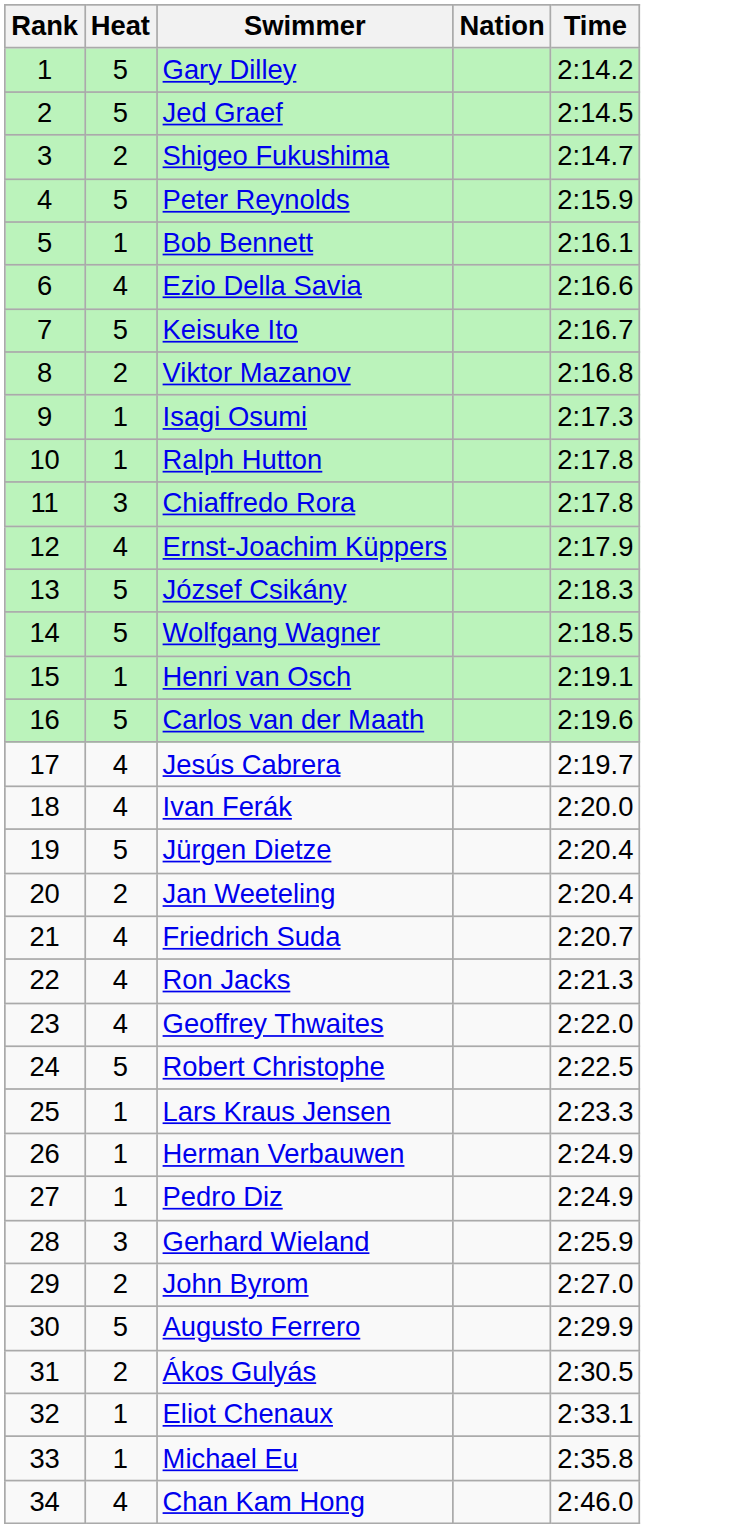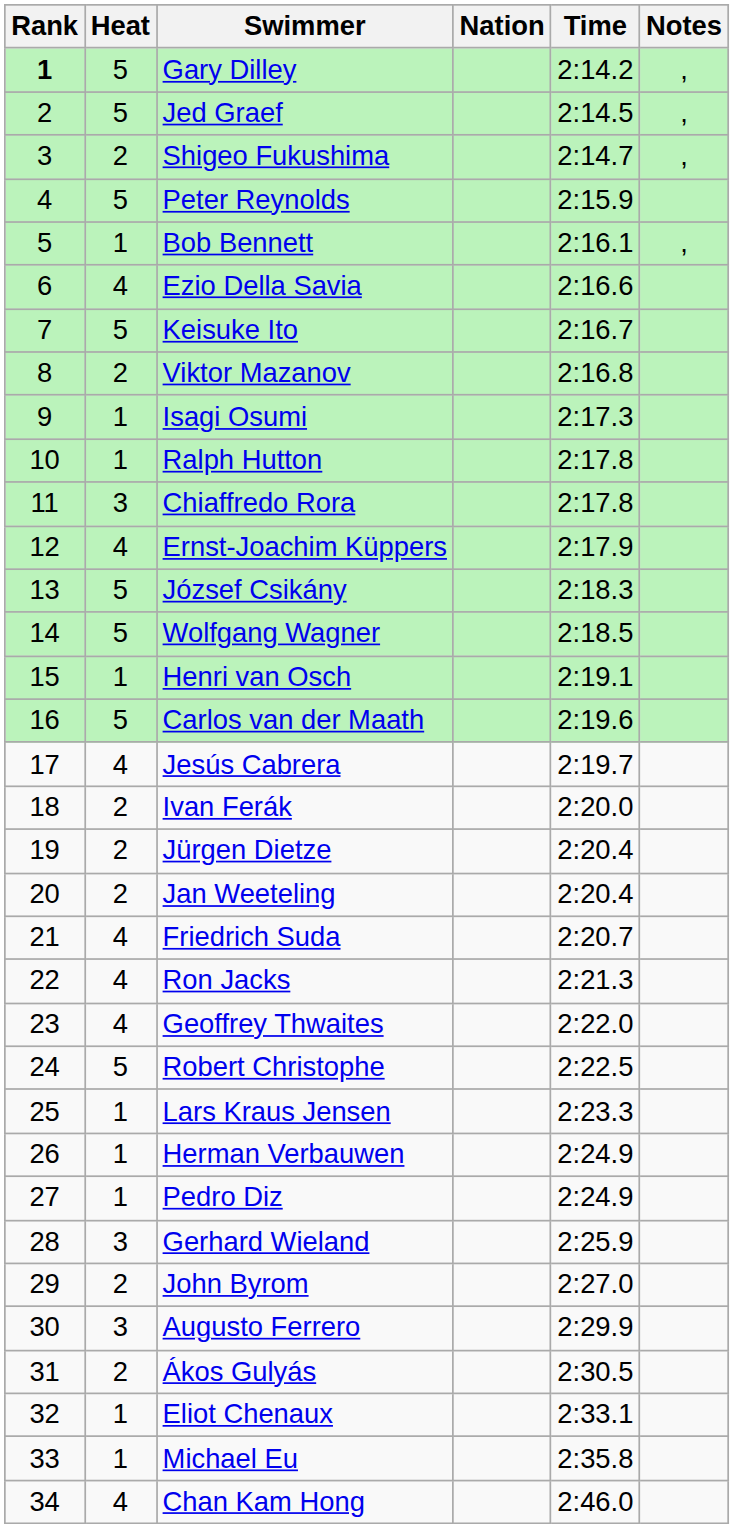+ column: (684, 26)
(45, 69) normal -> (45, 69) bold
(120, 807) 4 -> (120, 807) 2
(120, 850) 5 -> (120, 850) 2
(120, 1327) 5 -> (120, 1327) 3
